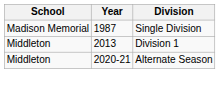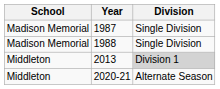+ row: (105, 44)
(157, 44) no background -> (157, 60) lightgrey background
